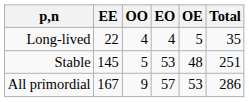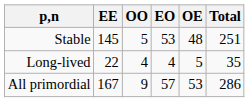rows swapped: (73, 61) <-> (59, 39)
